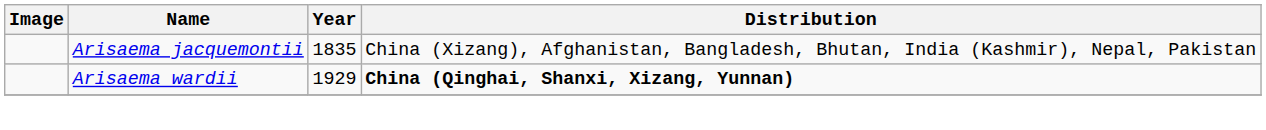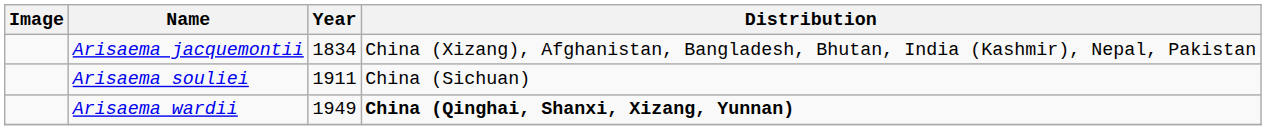(335, 50) 1835 -> (335, 50) 1834
+ row: (161, 79)
(335, 79) 1929 -> (335, 109) 1949
